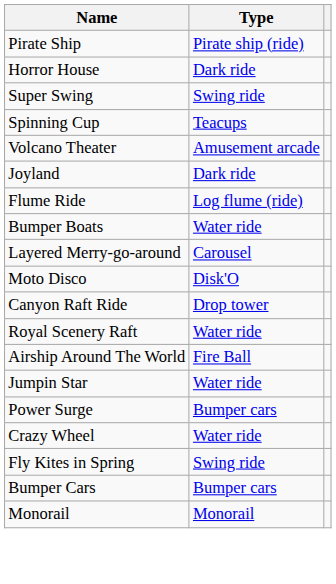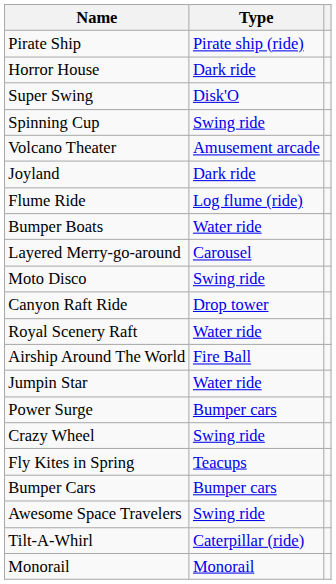(229, 95) Swing ride -> (216, 95) Disk'O
(220, 122) Teacups -> (229, 122) Swing ride
(216, 278) Disk'O -> (229, 278) Swing ride
(227, 435) Water ride -> (229, 435) Swing ride
(229, 461) Swing ride -> (220, 461) Teacups
+ row: (95, 514)
+ row: (51, 540)
